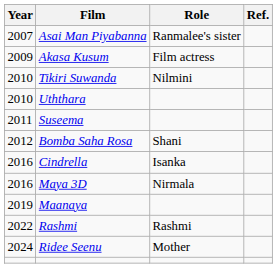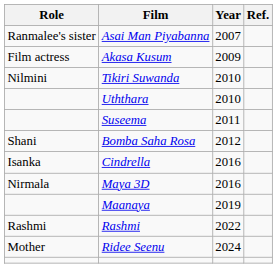columns swapped: (20, 15) <-> (197, 15)
